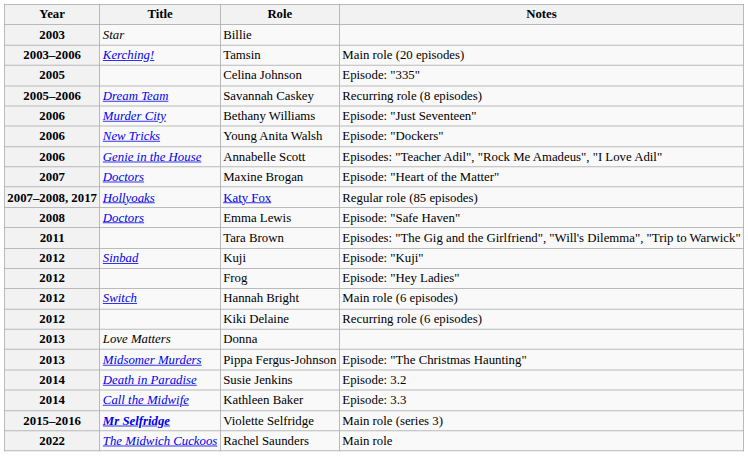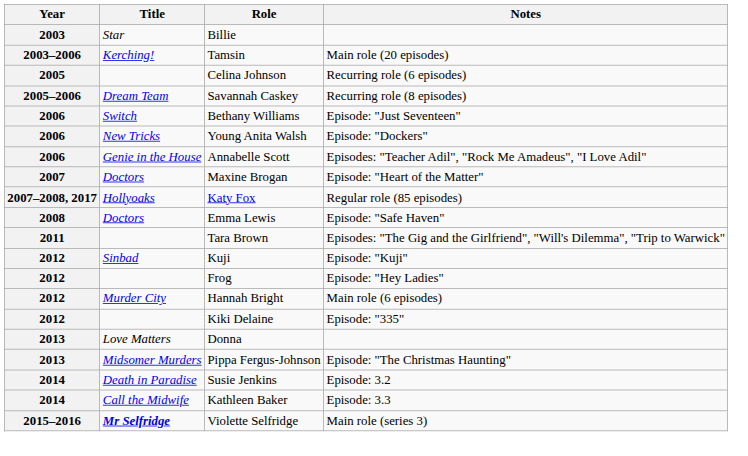(381, 75) Episode: "335" -> (396, 75) Recurring role (6 episodes)
(134, 116) Murder City -> (120, 116) Switch
(120, 298) Switch -> (134, 298) Murder City
(412, 319) Recurring role (6 episodes) -> (365, 319) Episode: "335"
- row: (266, 440)
